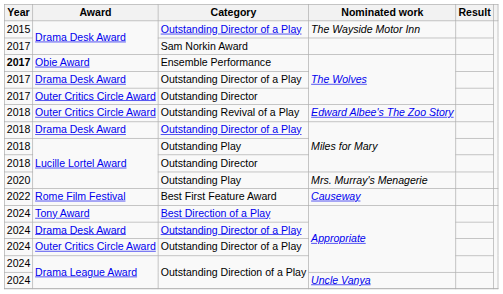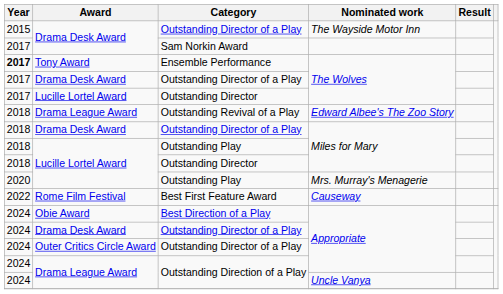(62, 63) Obie Award -> (62, 63) Tony Award
(95, 96) Outer Critics Circle Award -> (81, 96) Lucille Lortel Award
(95, 113) Outer Critics Circle Award -> (86, 113) Drama League Award
(62, 213) Tony Award -> (62, 213) Obie Award
